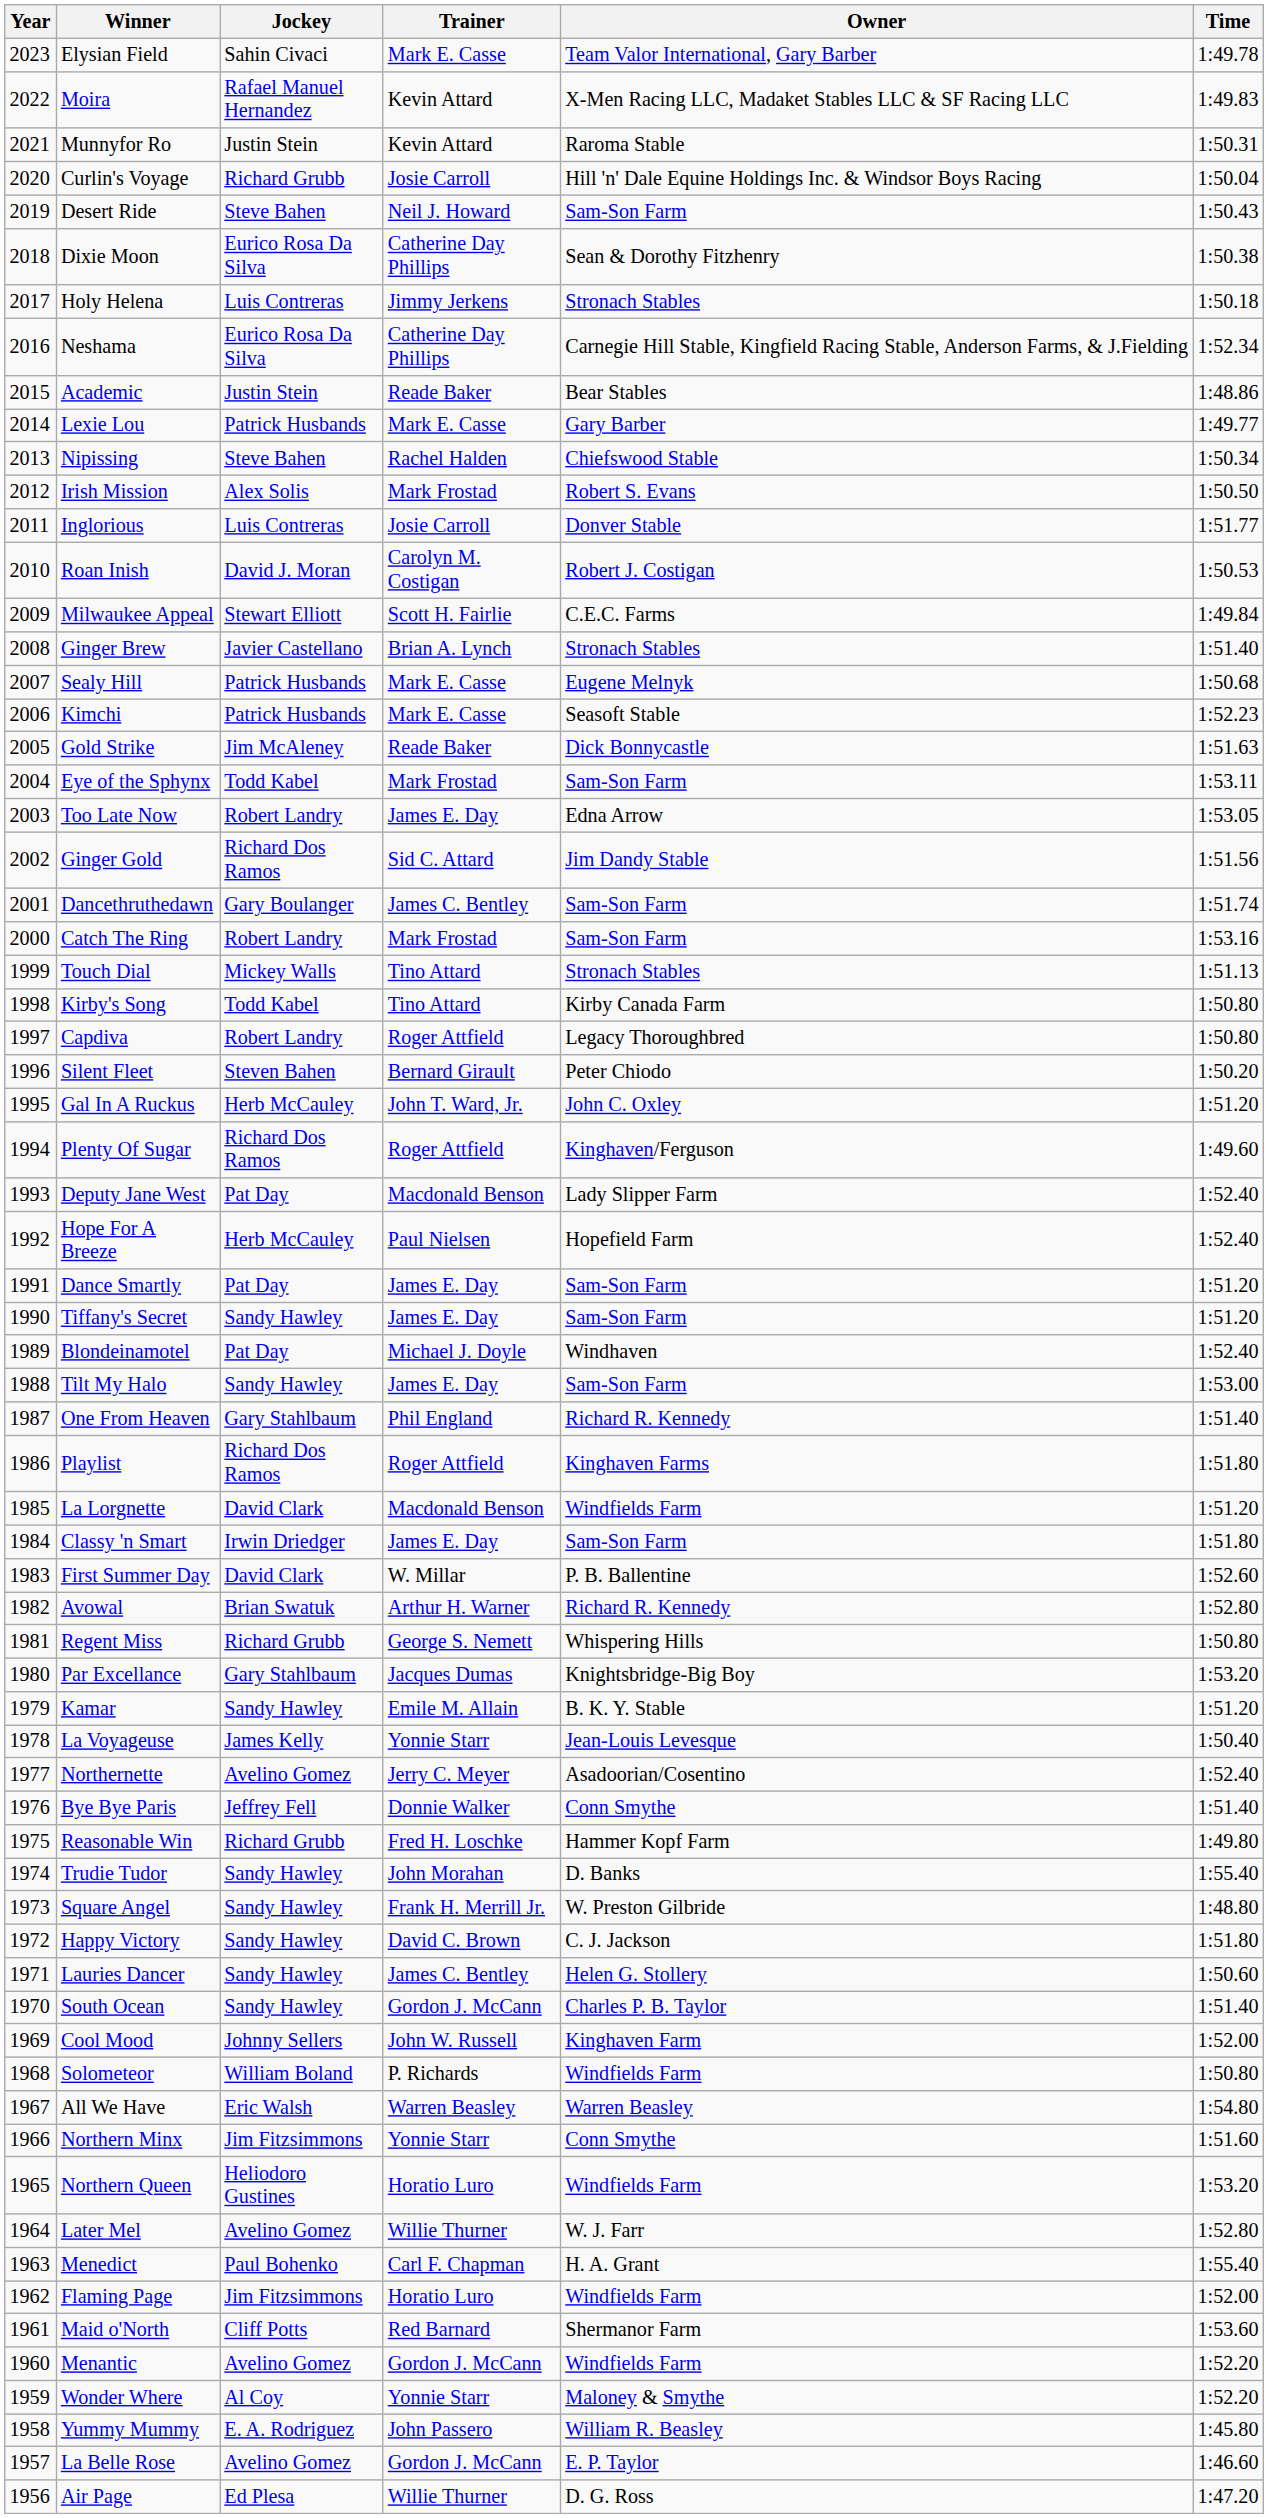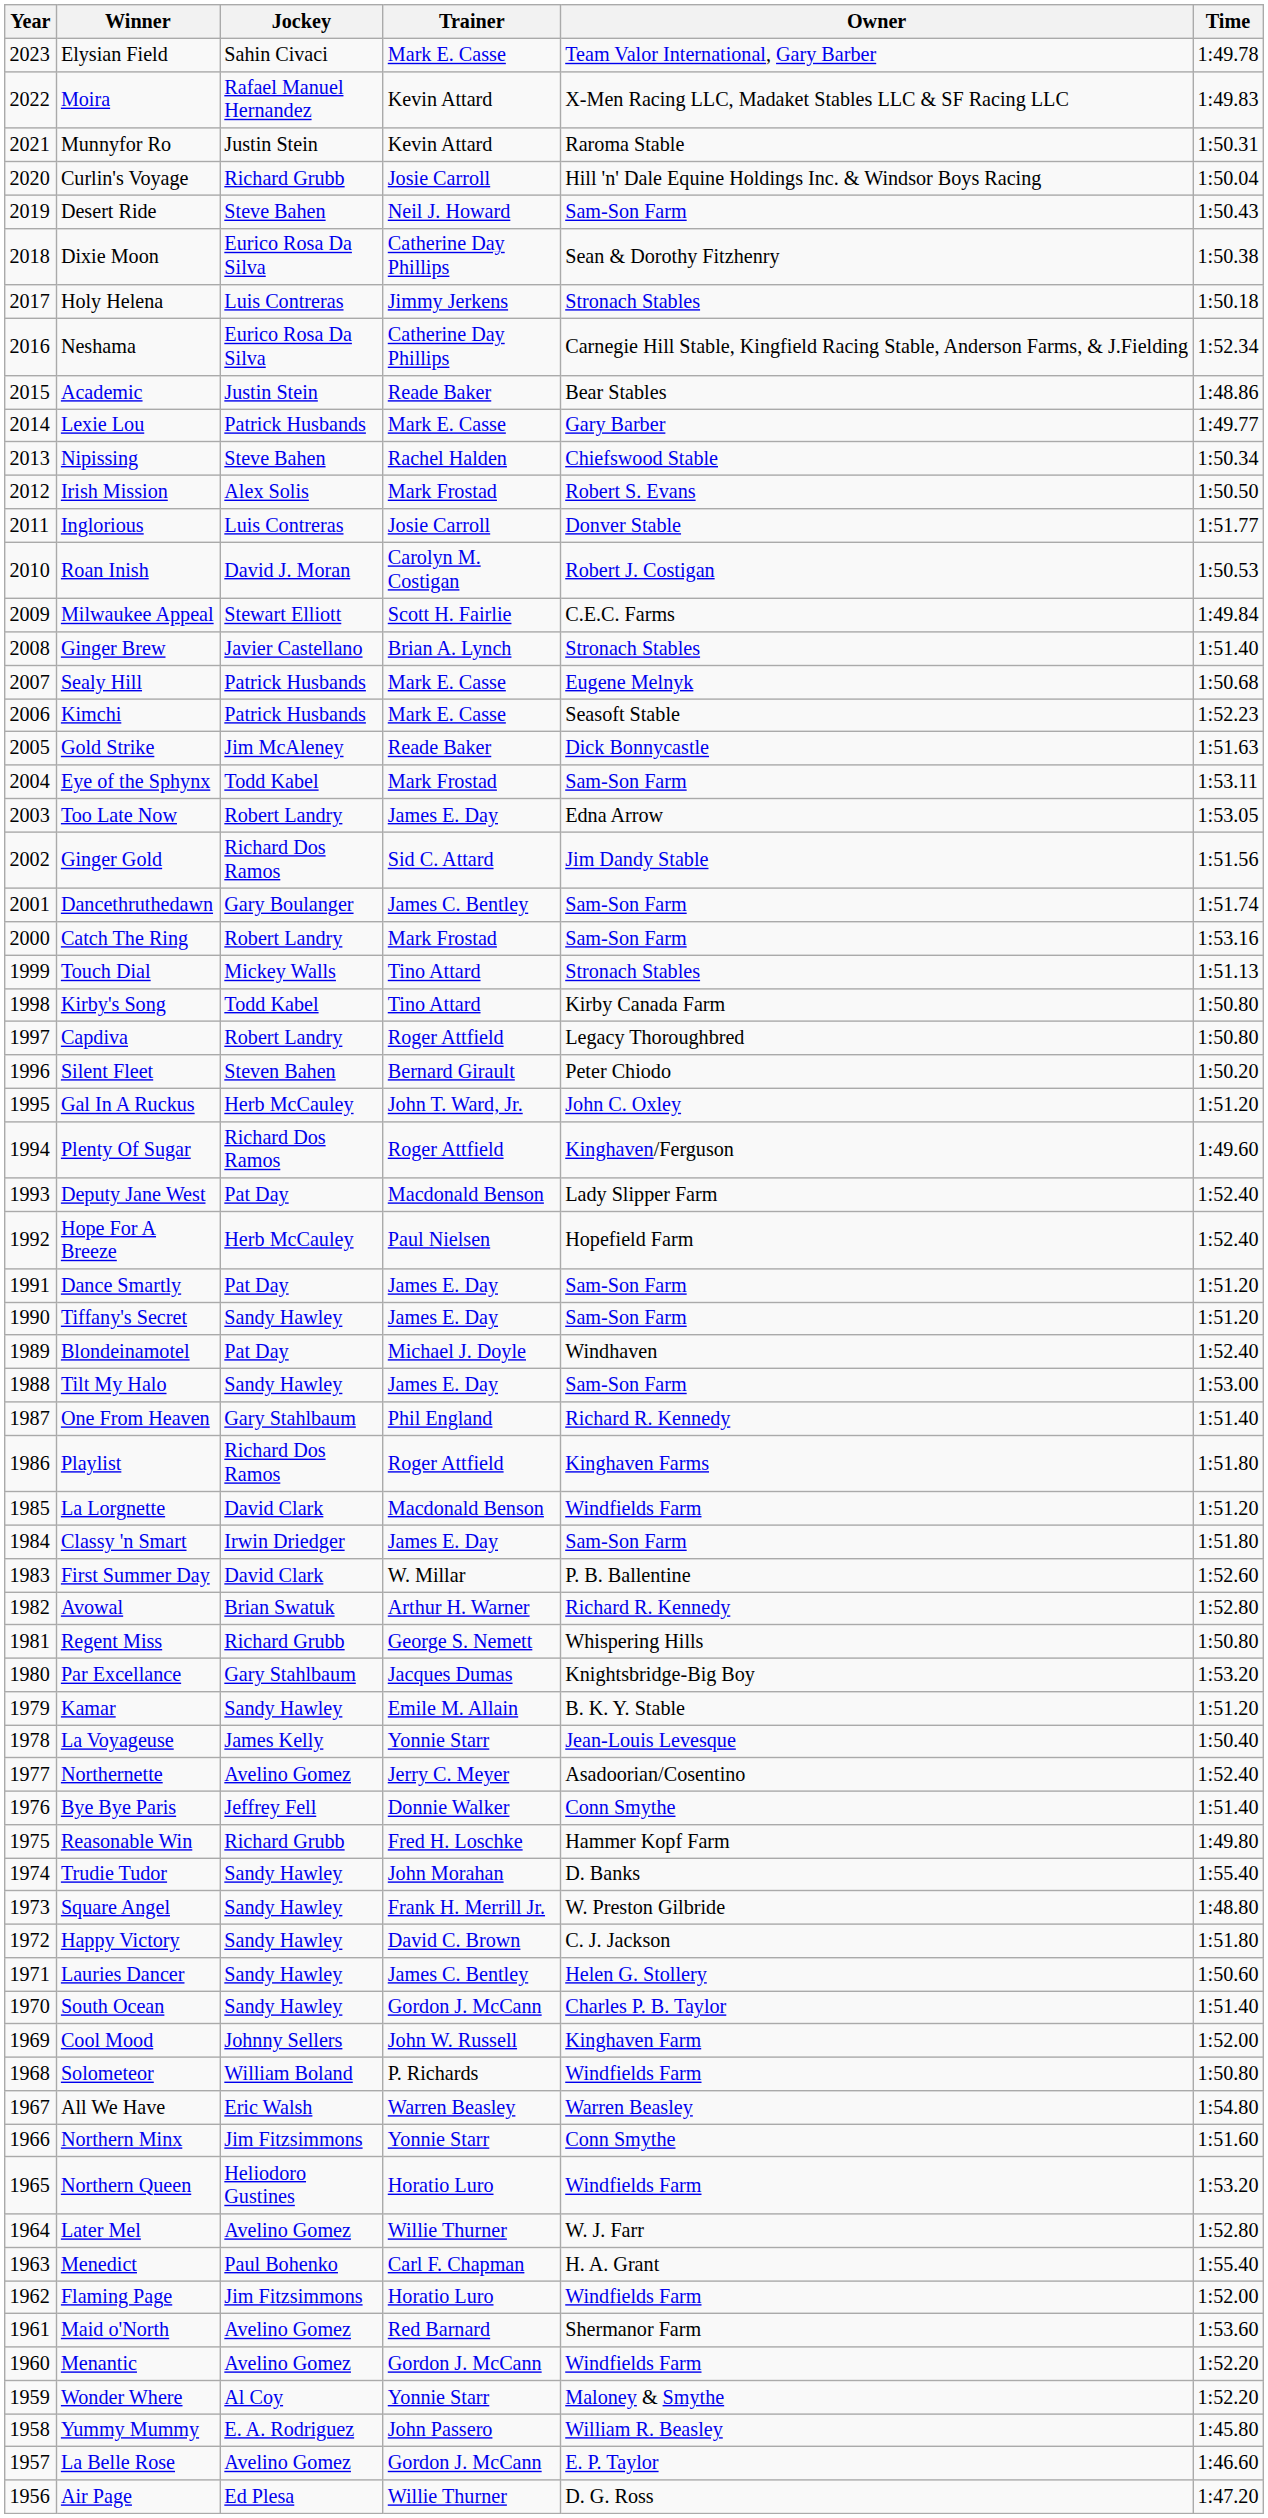(266, 2330) Cliff Potts -> (288, 2330) Avelino Gomez
